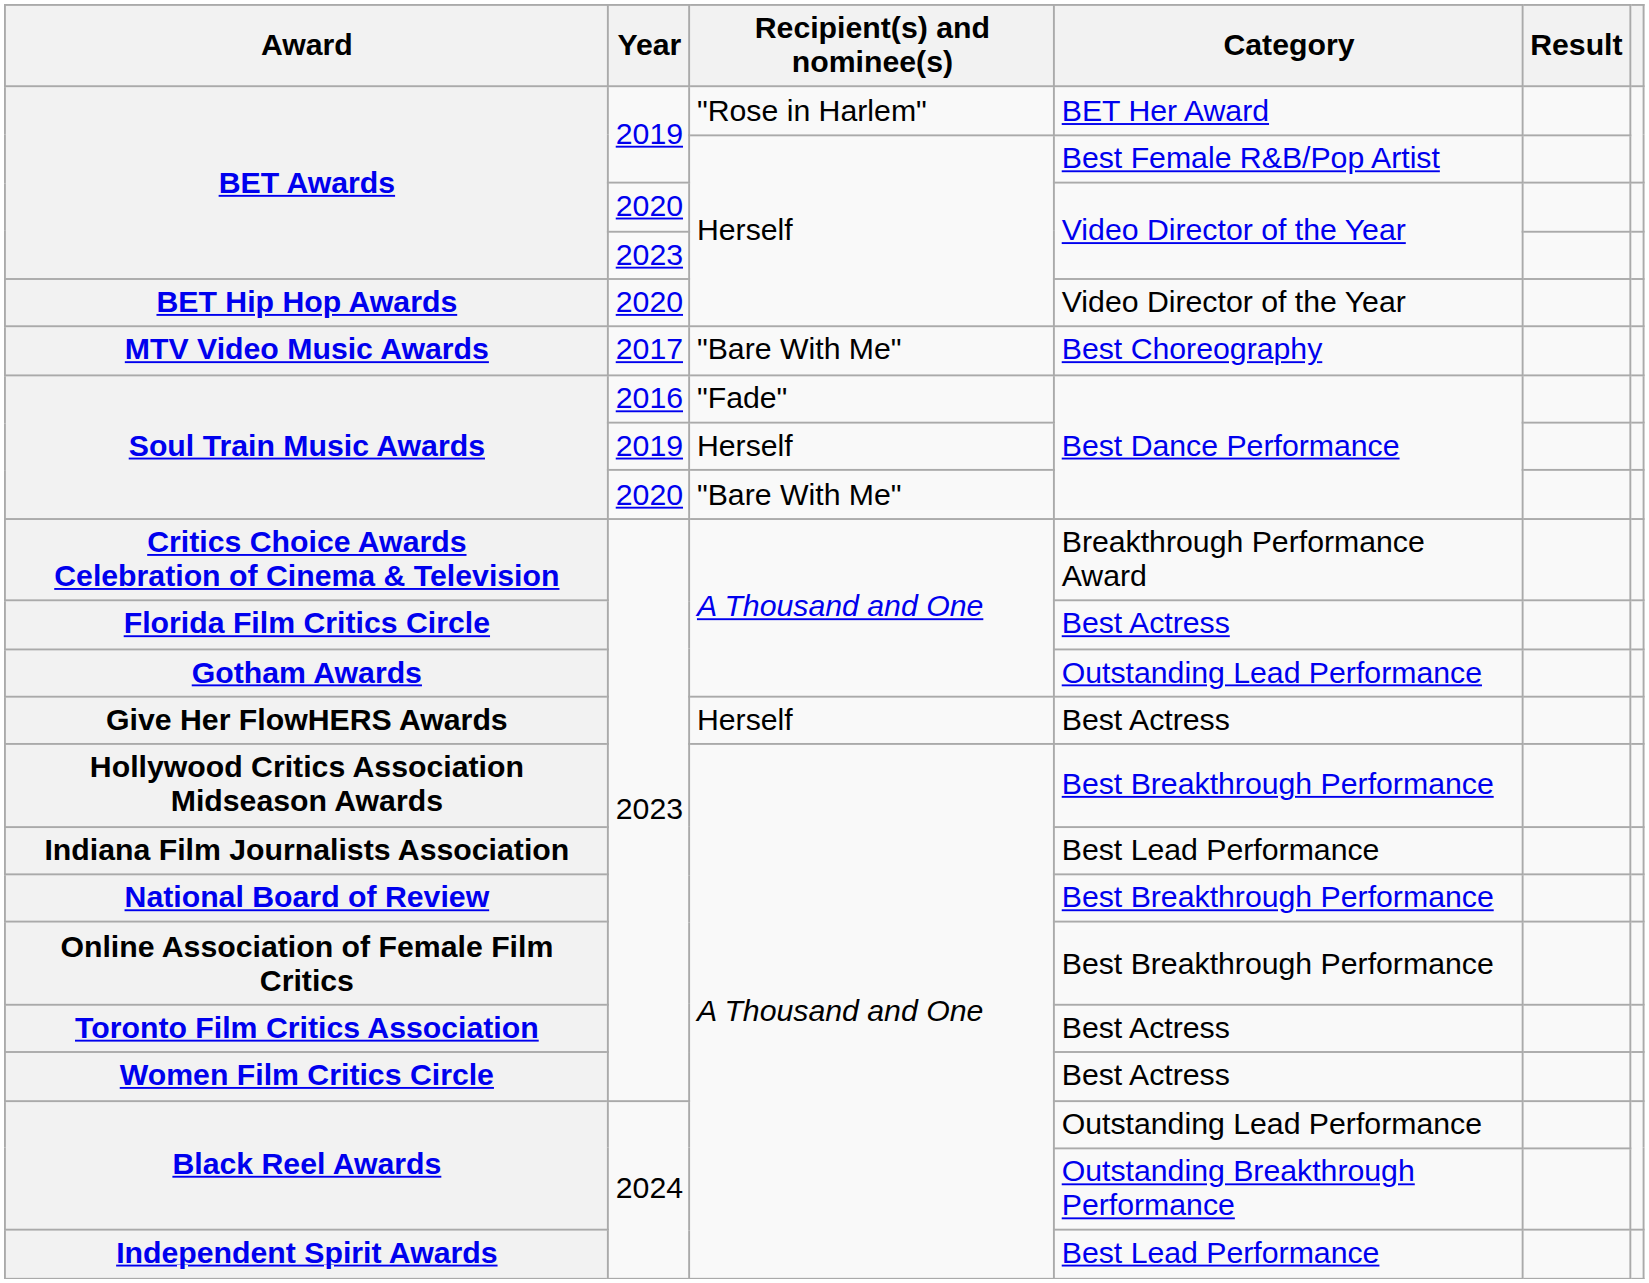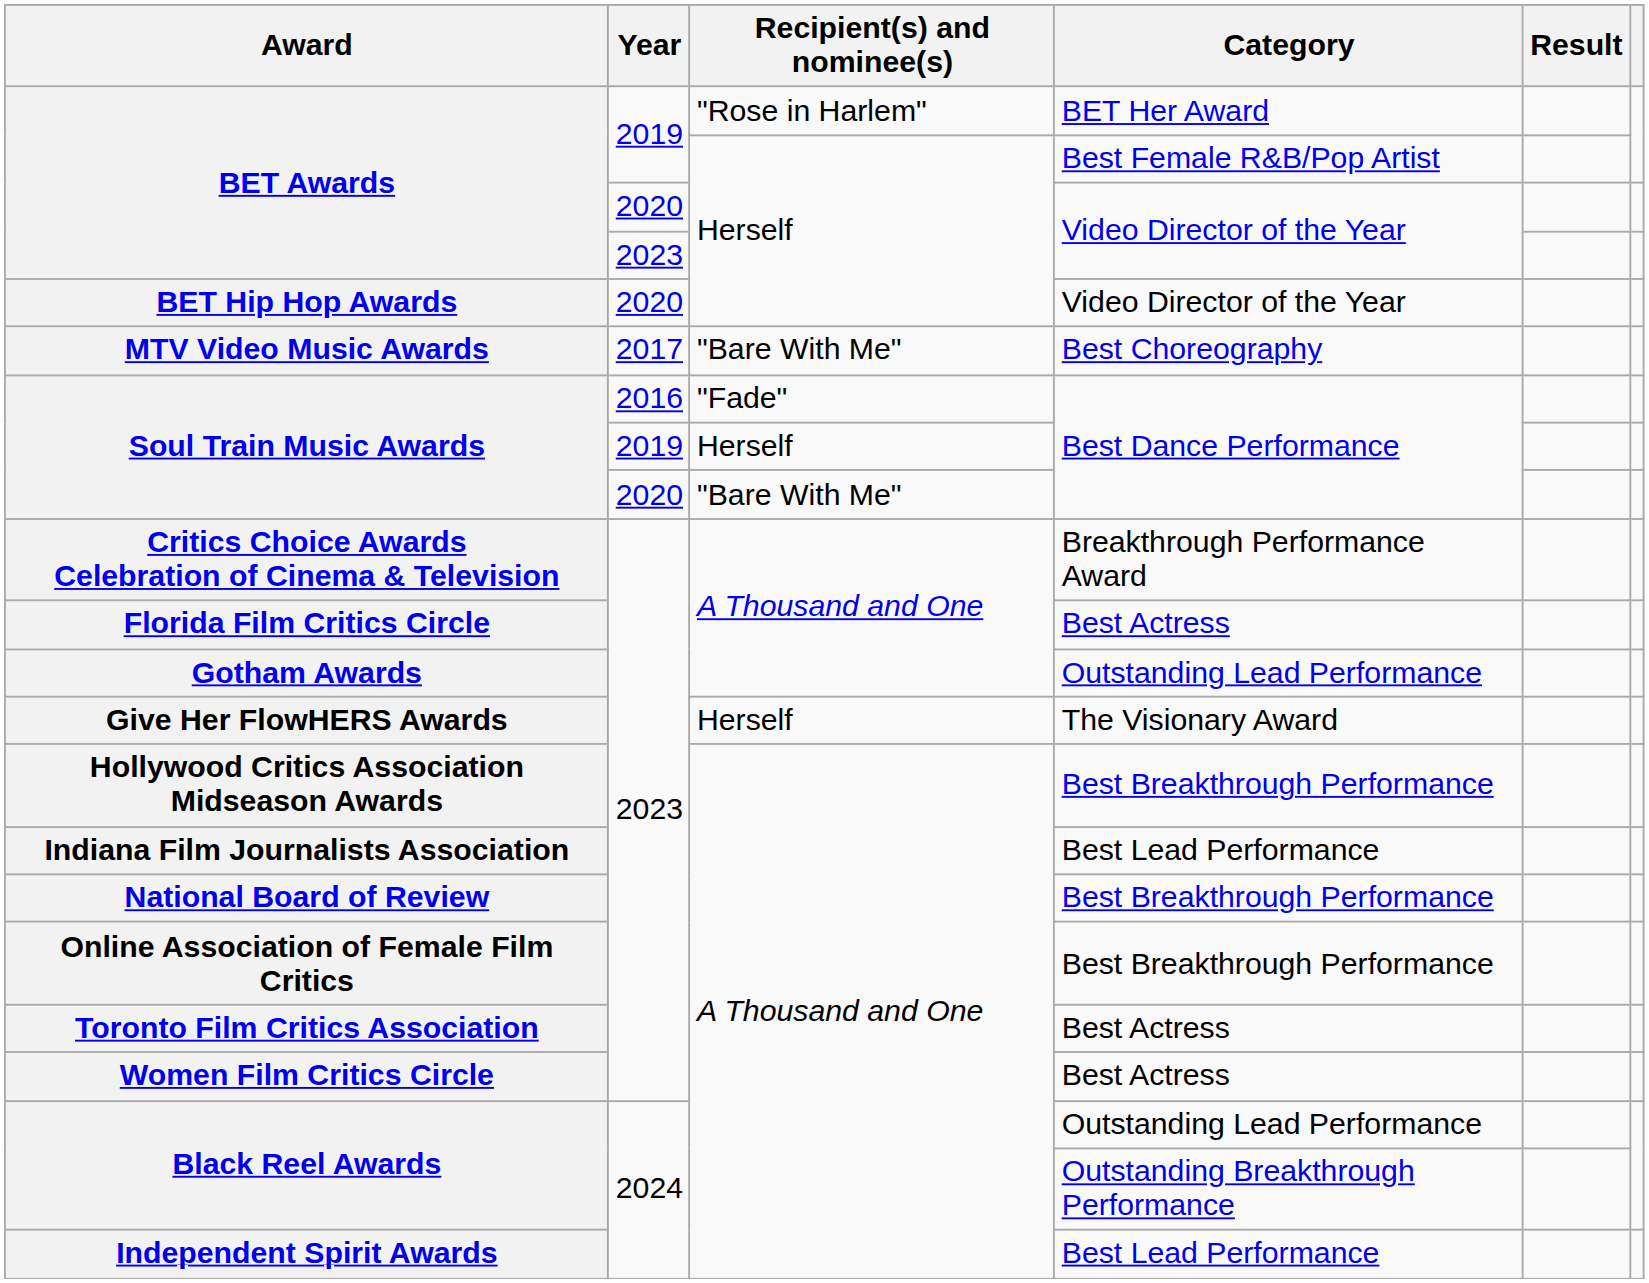(1146, 719) Best Actress -> (1200, 719) The Visionary Award
